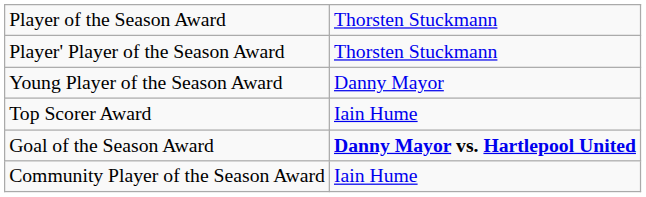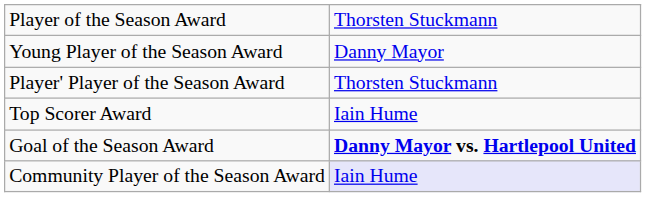rows swapped: (146, 82) <-> (147, 51)
(376, 176) no background -> (376, 176) lavender background
